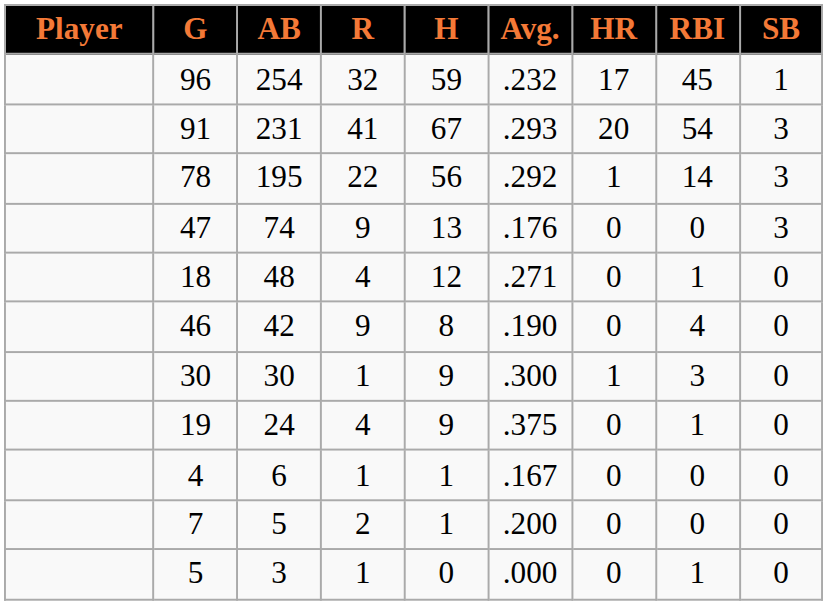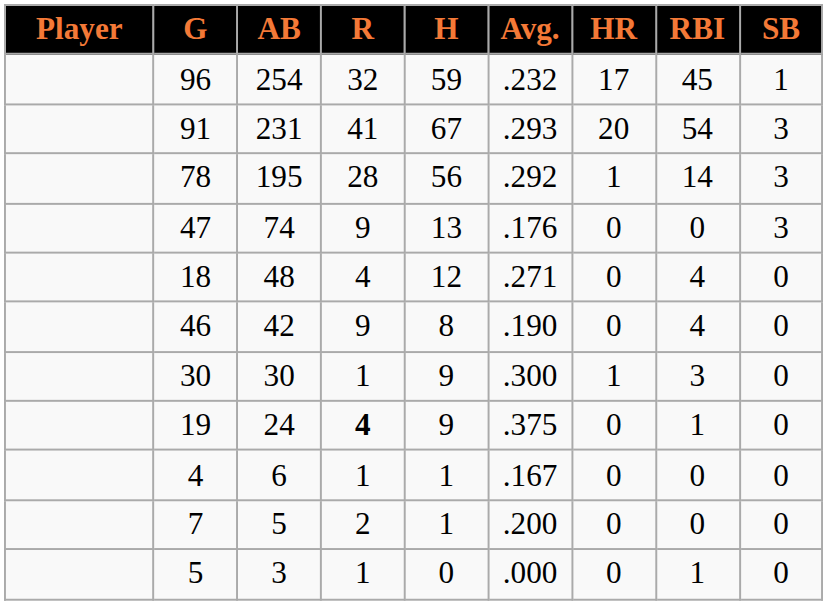(363, 177) 22 -> (363, 177) 28
(697, 276) 1 -> (697, 276) 4
(363, 425) normal -> (363, 425) bold
